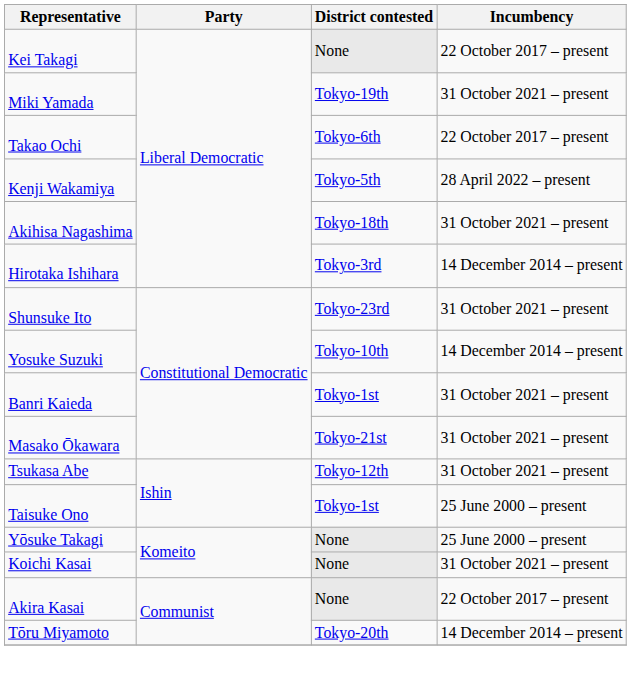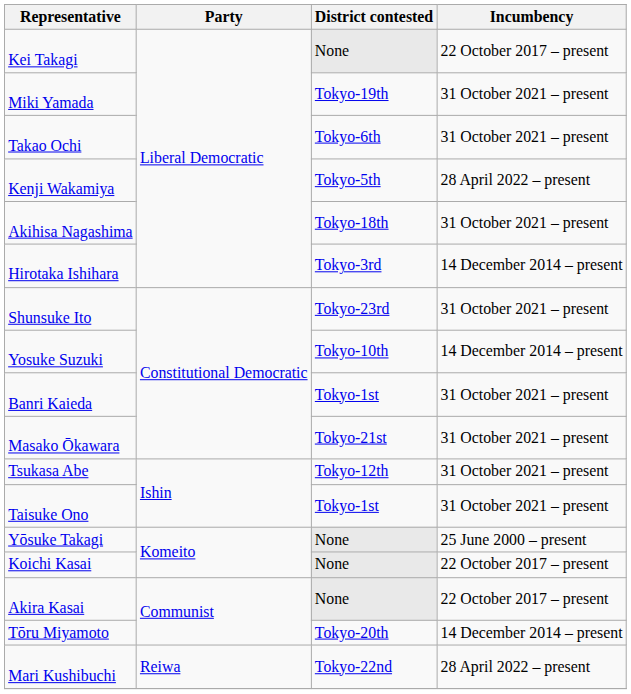(524, 136) 22 October 2017 – present -> (524, 136) 31 October 2021 – present
(513, 505) 25 June 2000 – present -> (524, 505) 31 October 2021 – present
(524, 564) 31 October 2021 – present -> (524, 564) 22 October 2017 – present
+ row: (62, 675)
